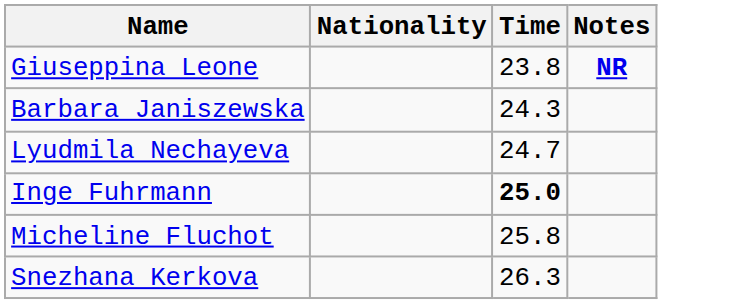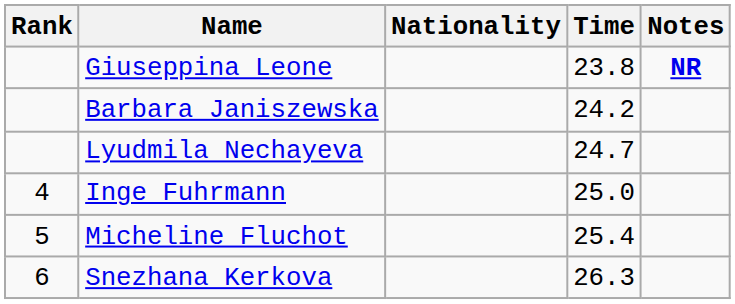+ column: (42, 26)
(530, 110) 24.3 -> (604, 110) 24.2
(530, 194) bold -> (604, 194) normal
(530, 236) 25.8 -> (604, 236) 25.4
